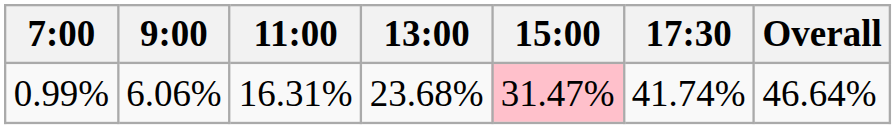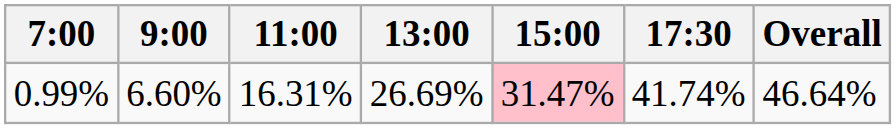(174, 92) 6.06% -> (174, 92) 6.60%
(427, 92) 23.68% -> (427, 92) 26.69%
